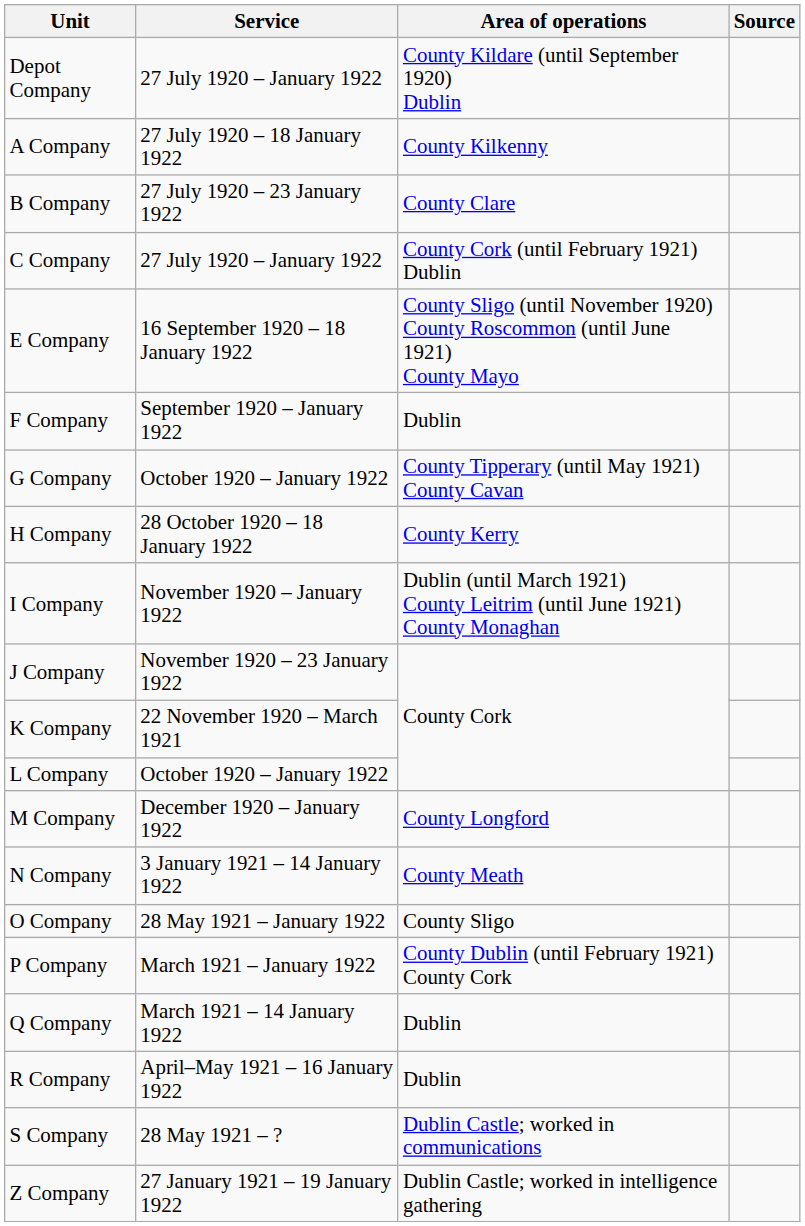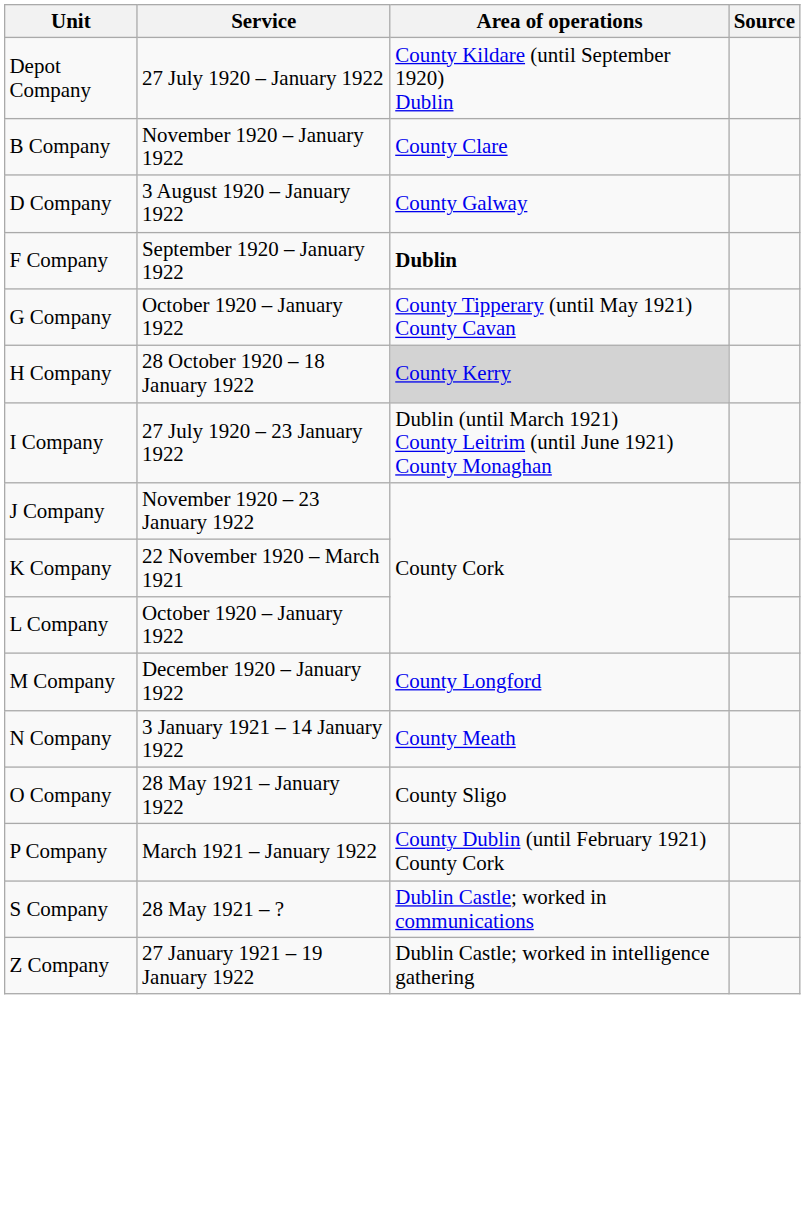- row: (60, 146)
(251, 203) 27 July 1920 – 23 January 1922 -> (253, 146) November 1920 – January 1922
- row: (60, 260)
+ row: (60, 203)
- row: (59, 340)
(432, 420) normal -> (426, 260) bold
(461, 534) no background -> (453, 373) lightgrey background
(251, 603) November 1920 – January 1922 -> (252, 442) 27 July 1920 – 23 January 1922
- row: (60, 1022)
- row: (60, 1079)
